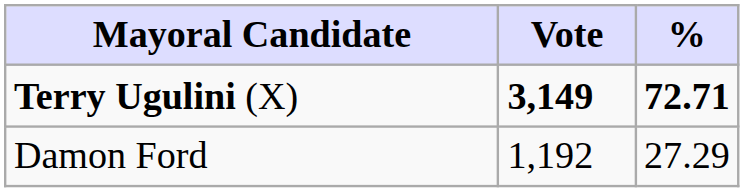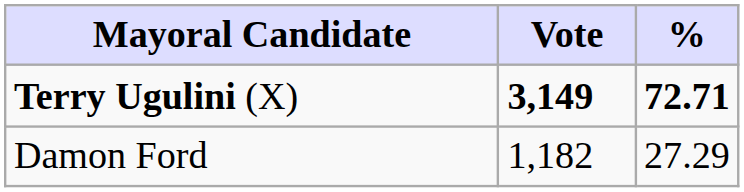(550, 155) 1,192 -> (550, 155) 1,182
